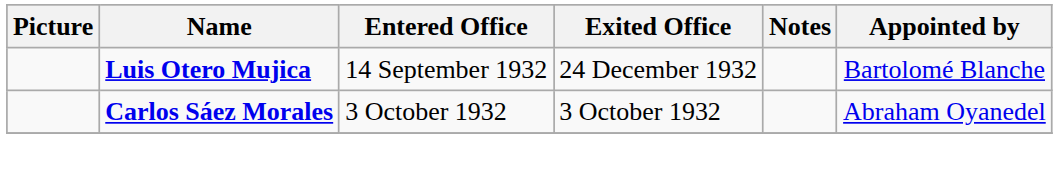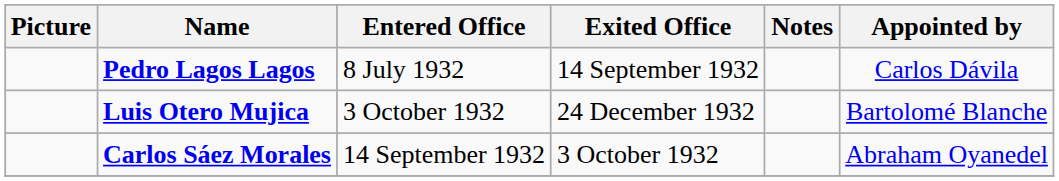+ row: (209, 68)
(446, 68) 14 September 1932 -> (424, 111) 3 October 1932
(426, 111) 3 October 1932 -> (444, 154) 14 September 1932
